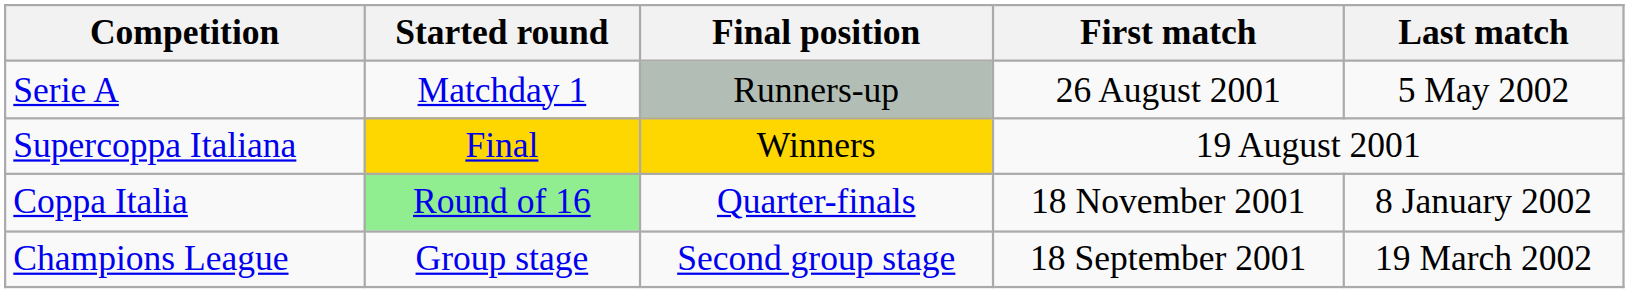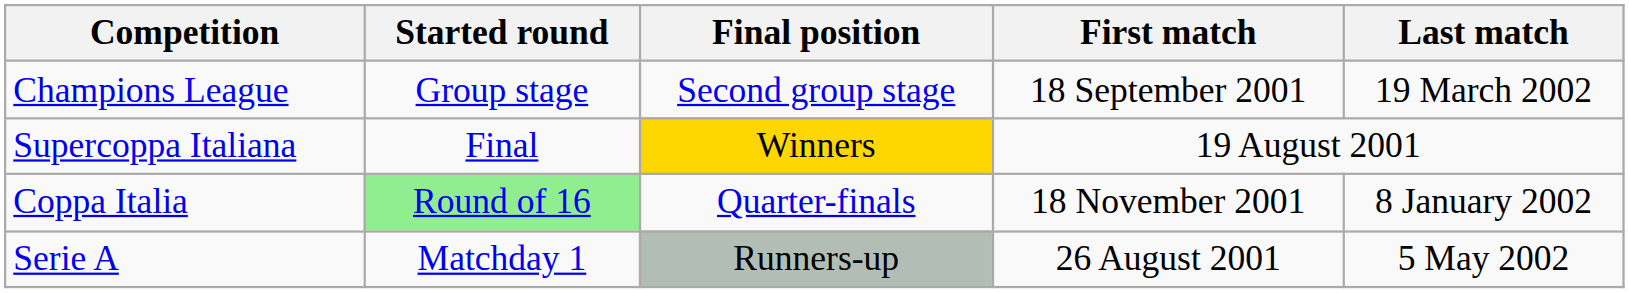rows swapped: (66, 88) <-> (151, 257)
(502, 145) gold background -> (502, 145) no background
